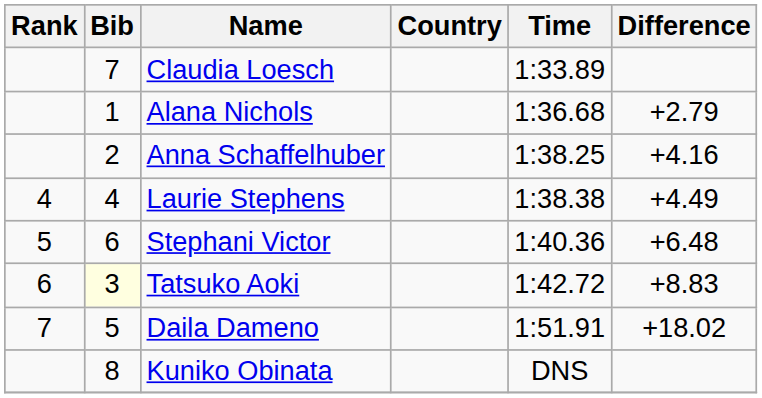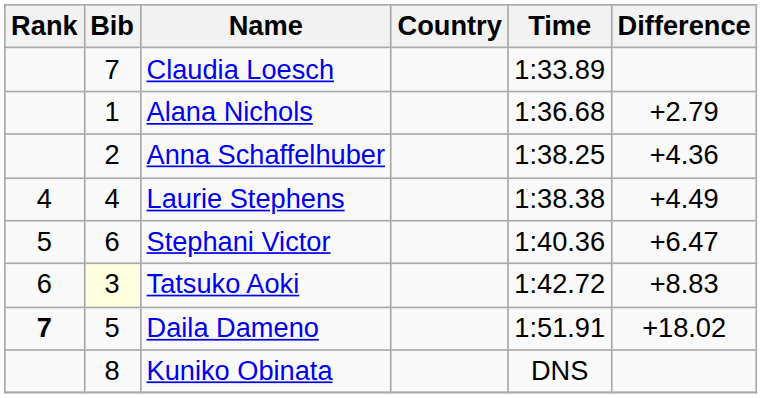(684, 155) +4.16 -> (684, 155) +4.36
(684, 241) +6.48 -> (684, 241) +6.47
(44, 328) normal -> (44, 328) bold
